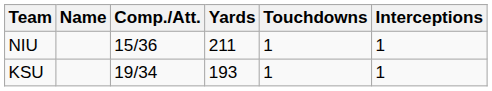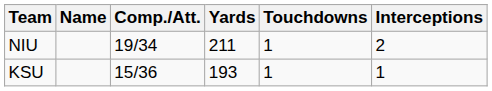(136, 45) 15/36 -> (136, 45) 19/34
(380, 45) 1 -> (380, 45) 2
(136, 72) 19/34 -> (136, 72) 15/36
